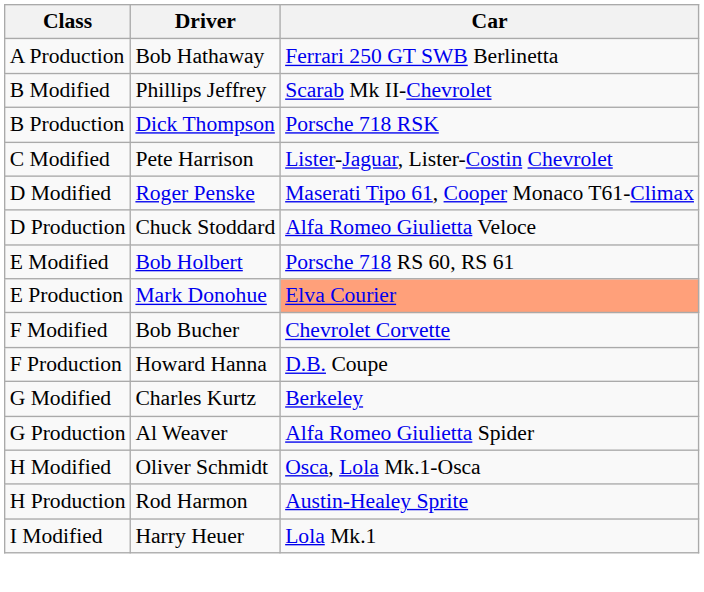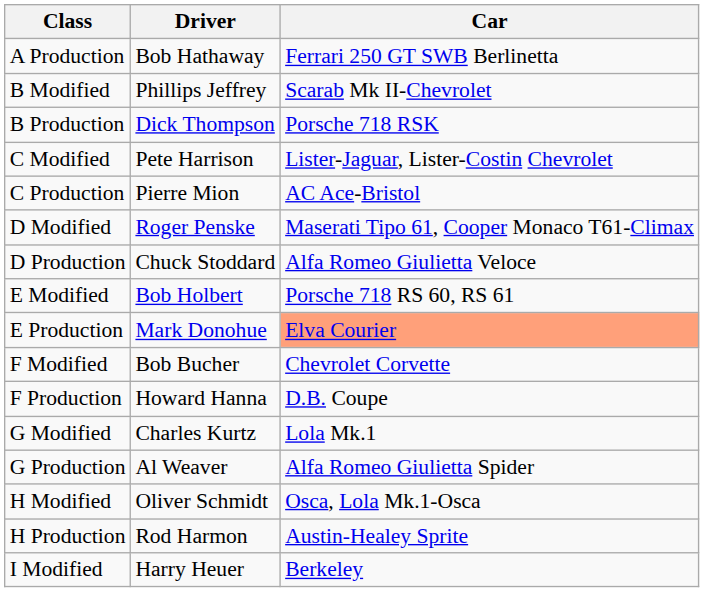+ row: (67, 192)
(324, 398) Berkeley -> (331, 432) Lola Mk.1
(331, 535) Lola Mk.1 -> (324, 569) Berkeley
